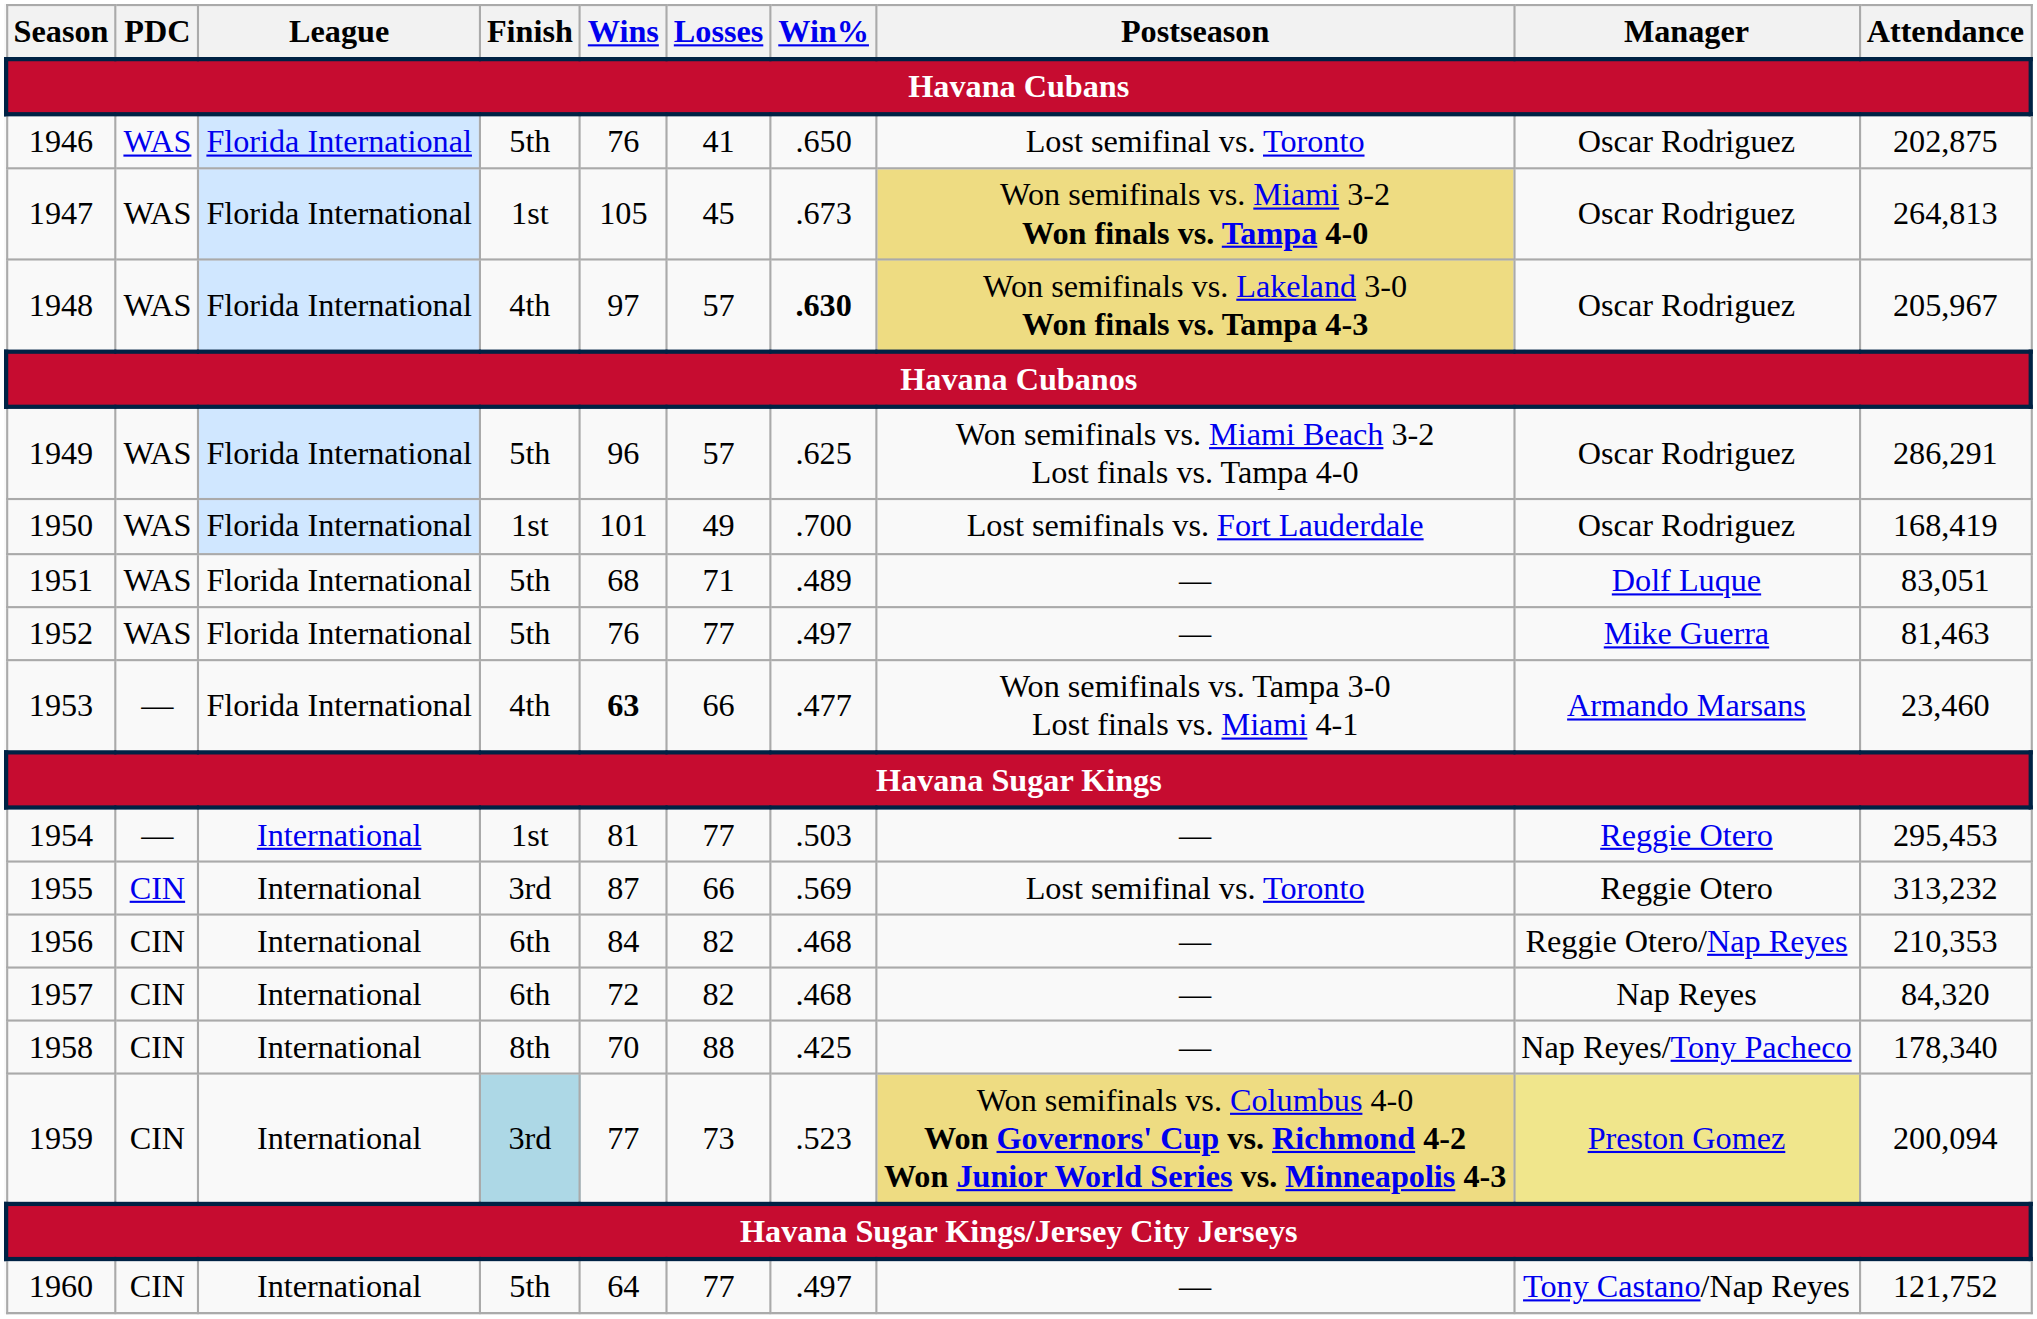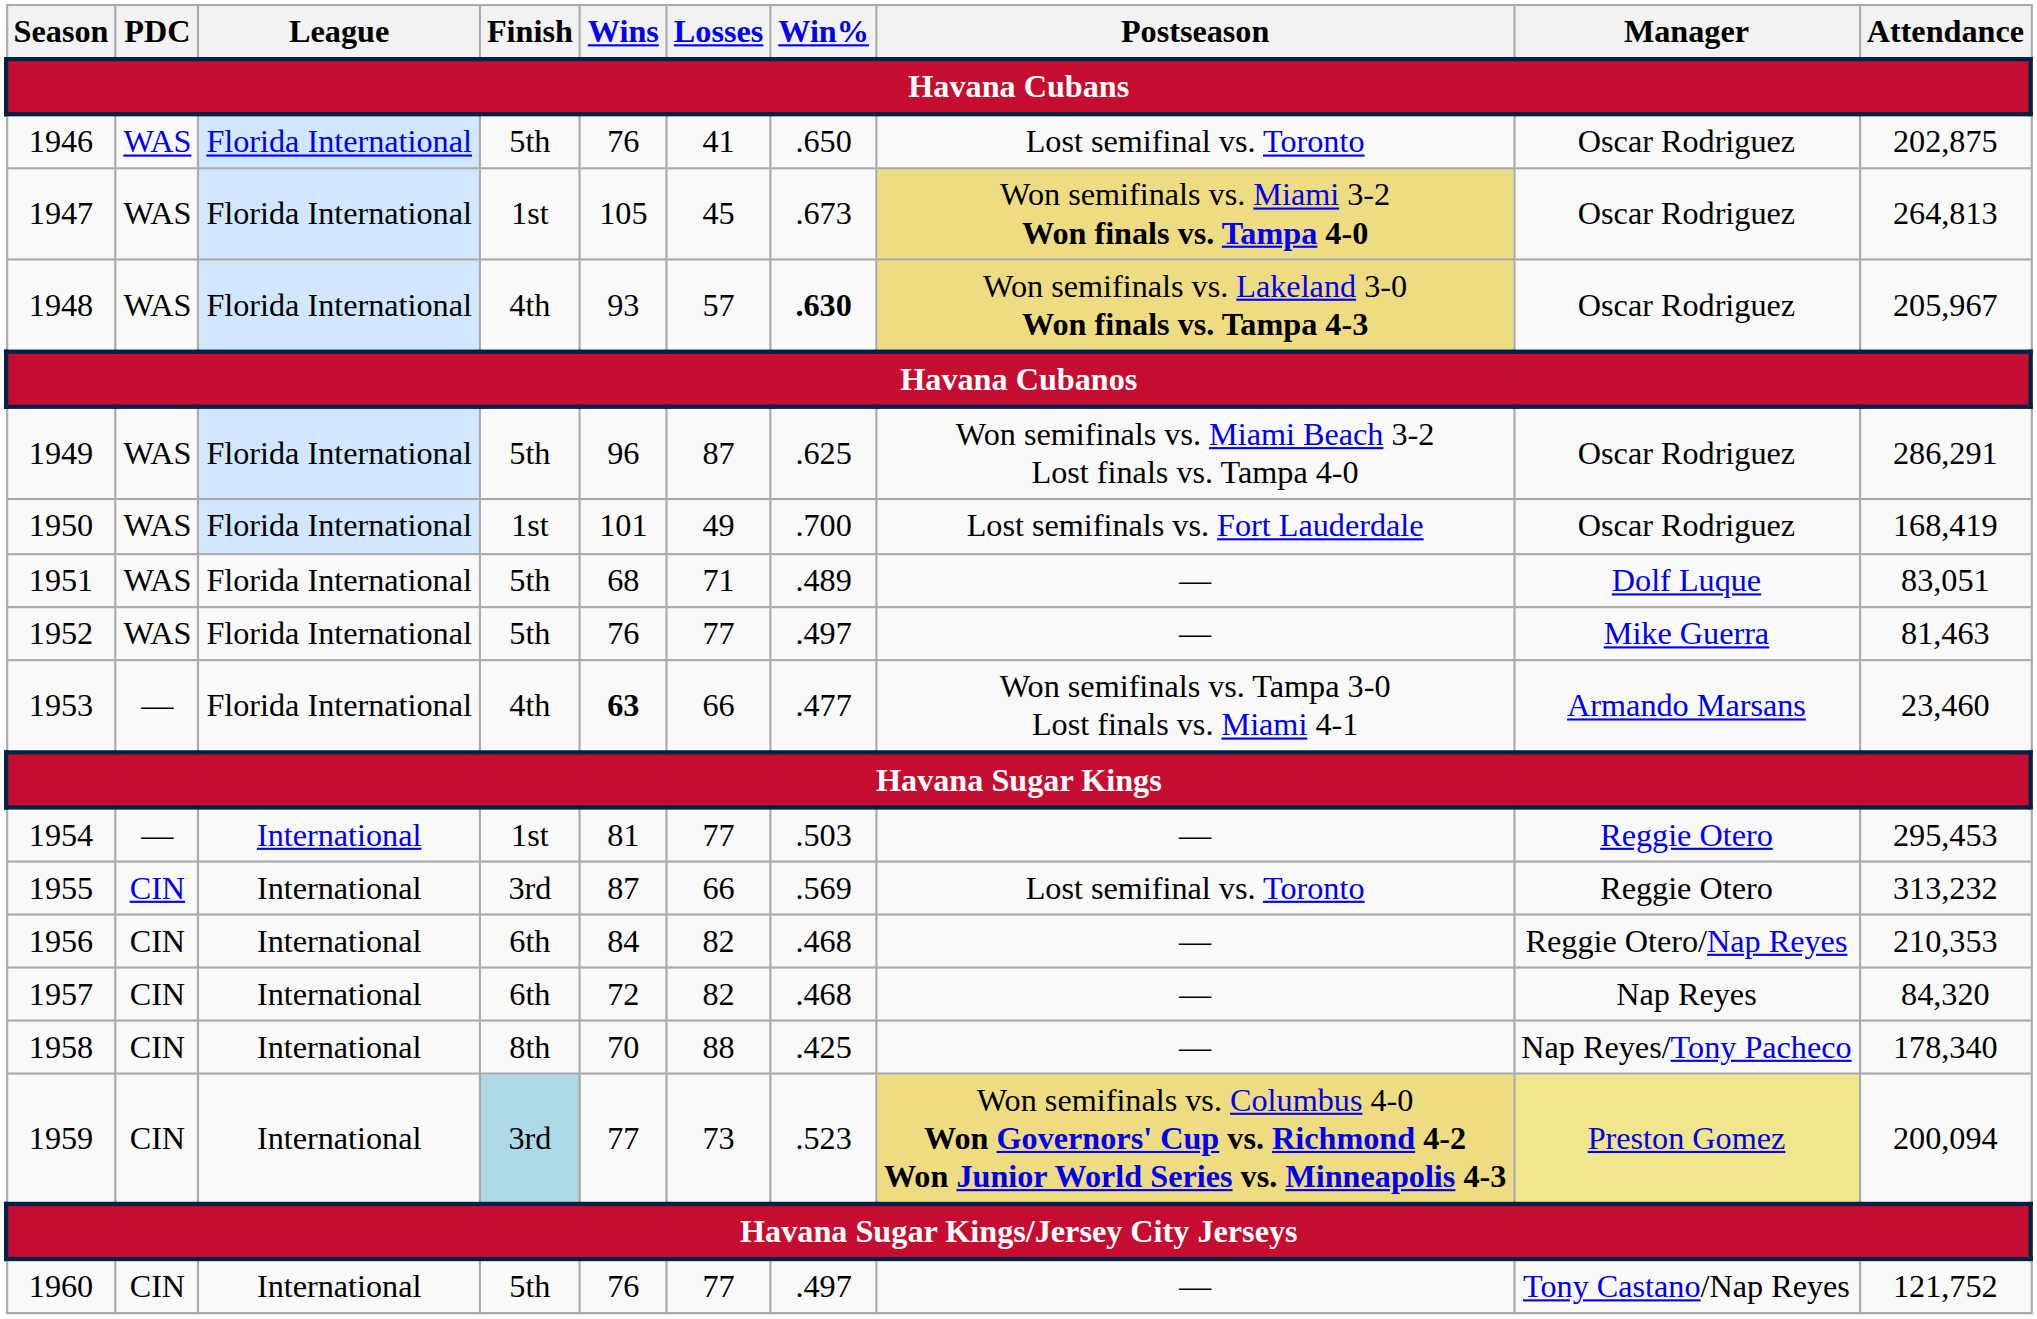(623, 305) 97 -> (623, 305) 93
(719, 453) 57 -> (719, 453) 87
(623, 1286) 64 -> (623, 1286) 76
